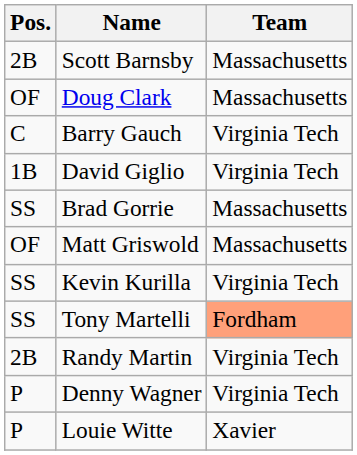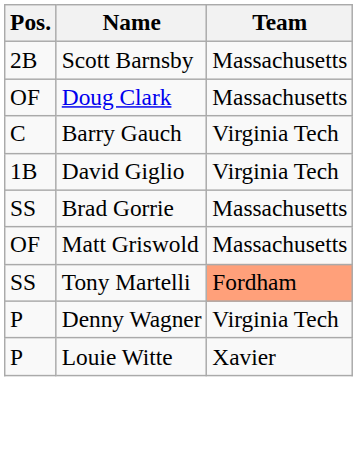- row: (126, 282)
- row: (127, 356)
